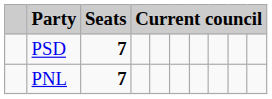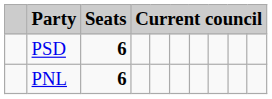(122, 49) 7 -> (122, 49) 6
(122, 78) 7 -> (122, 78) 6
